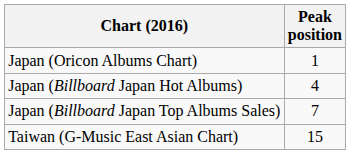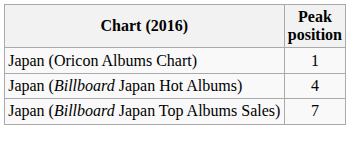- row: (123, 136)
